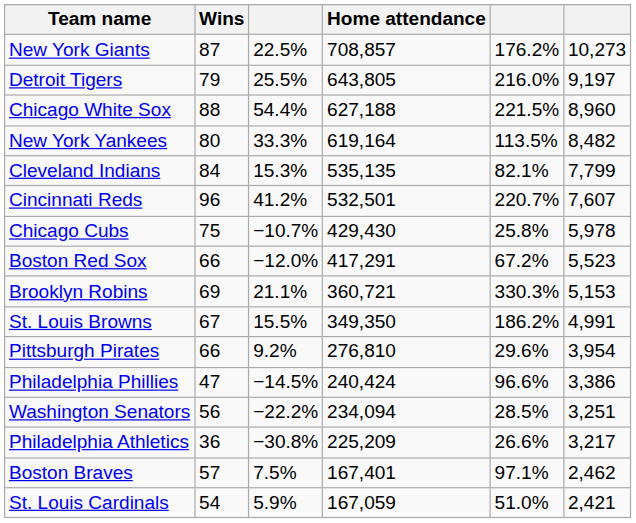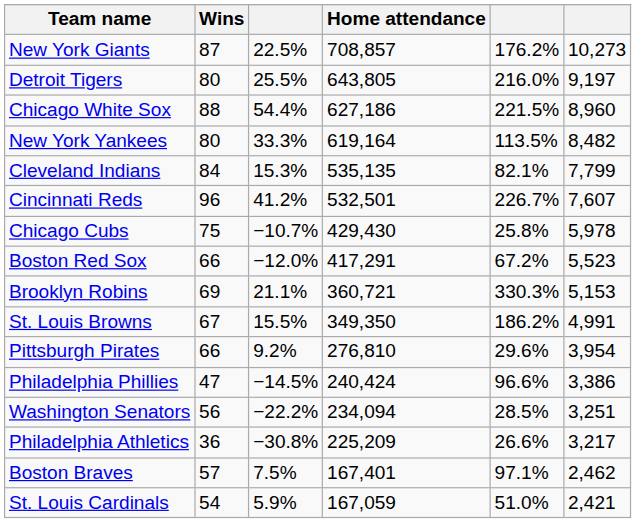(210, 79) 79 -> (210, 79) 80
(362, 110) 627,188 -> (362, 110) 627,186
(527, 200) 220.7% -> (527, 200) 226.7%
